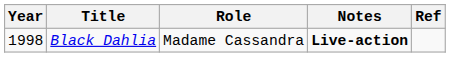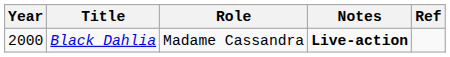(26, 40) 1998 -> (26, 40) 2000
